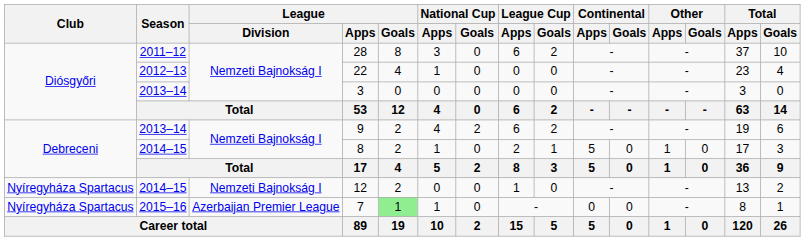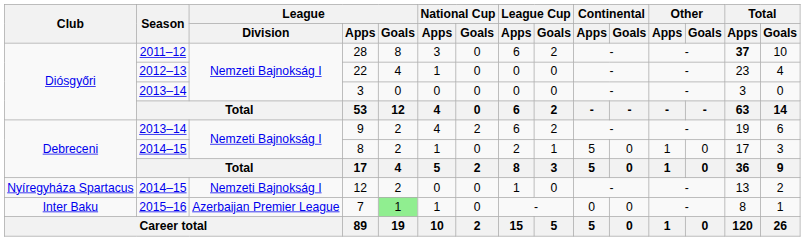(743, 52) normal -> (743, 52) bold
(70, 206) Nyíregyháza Spartacus -> (70, 206) Inter Baku
